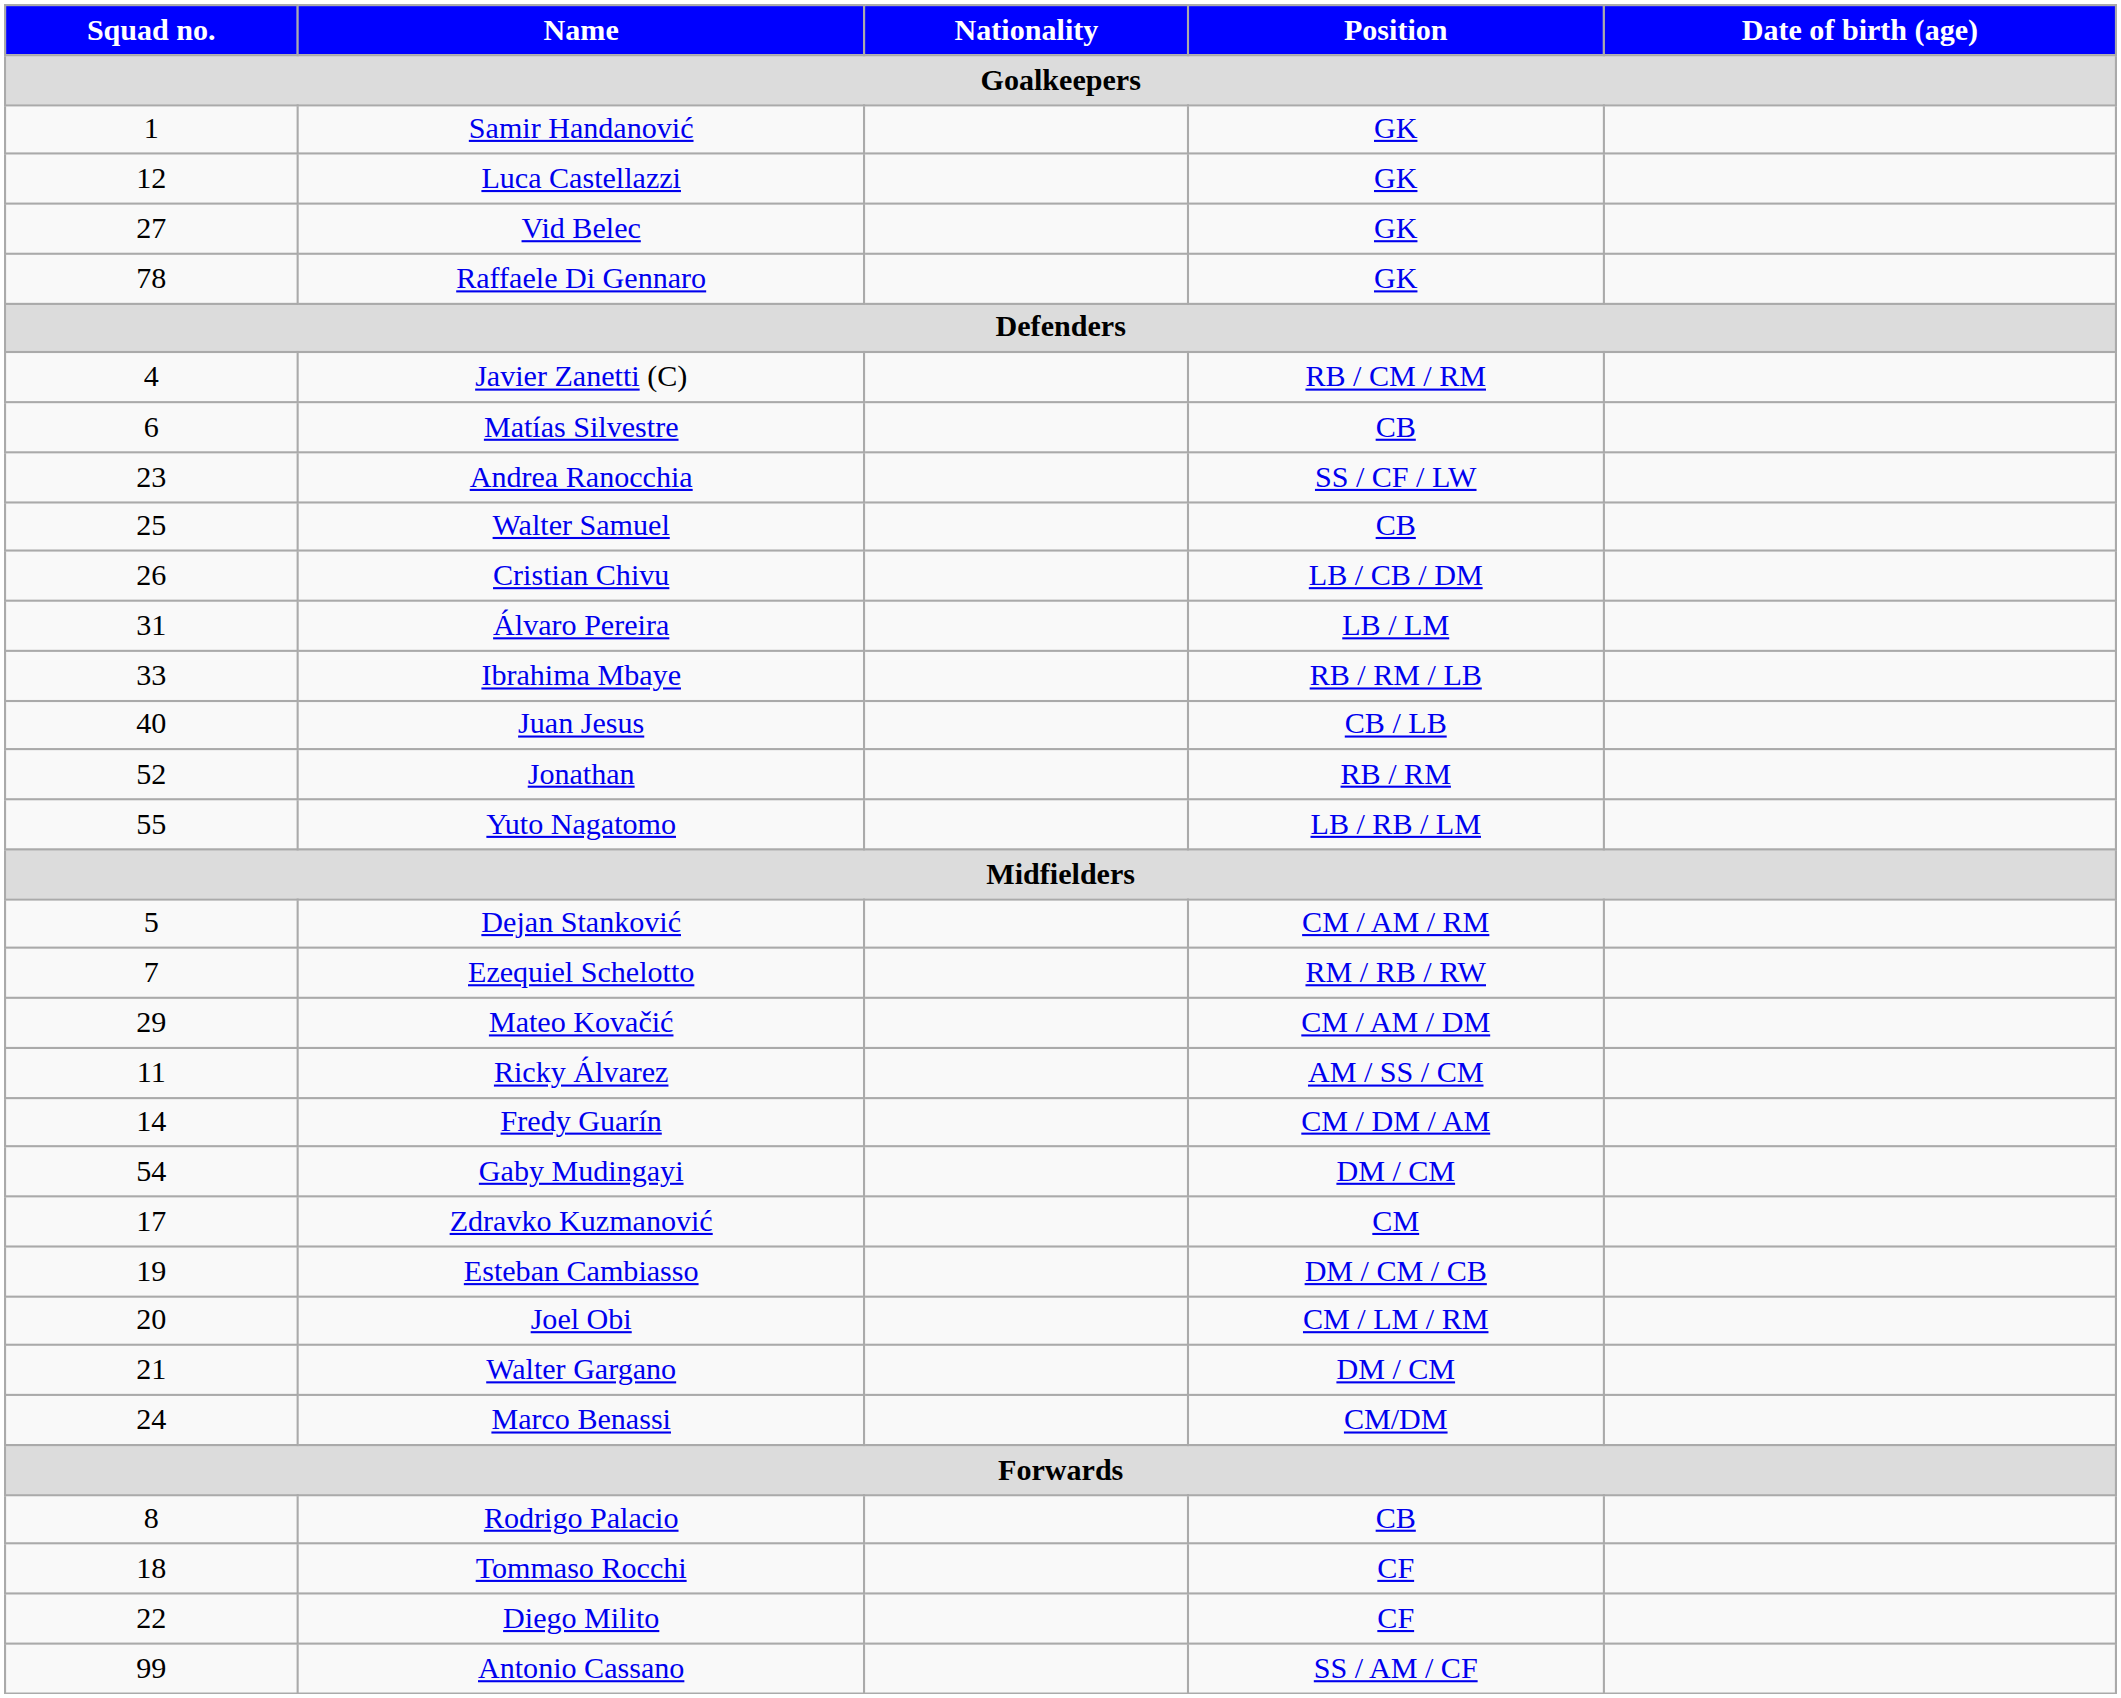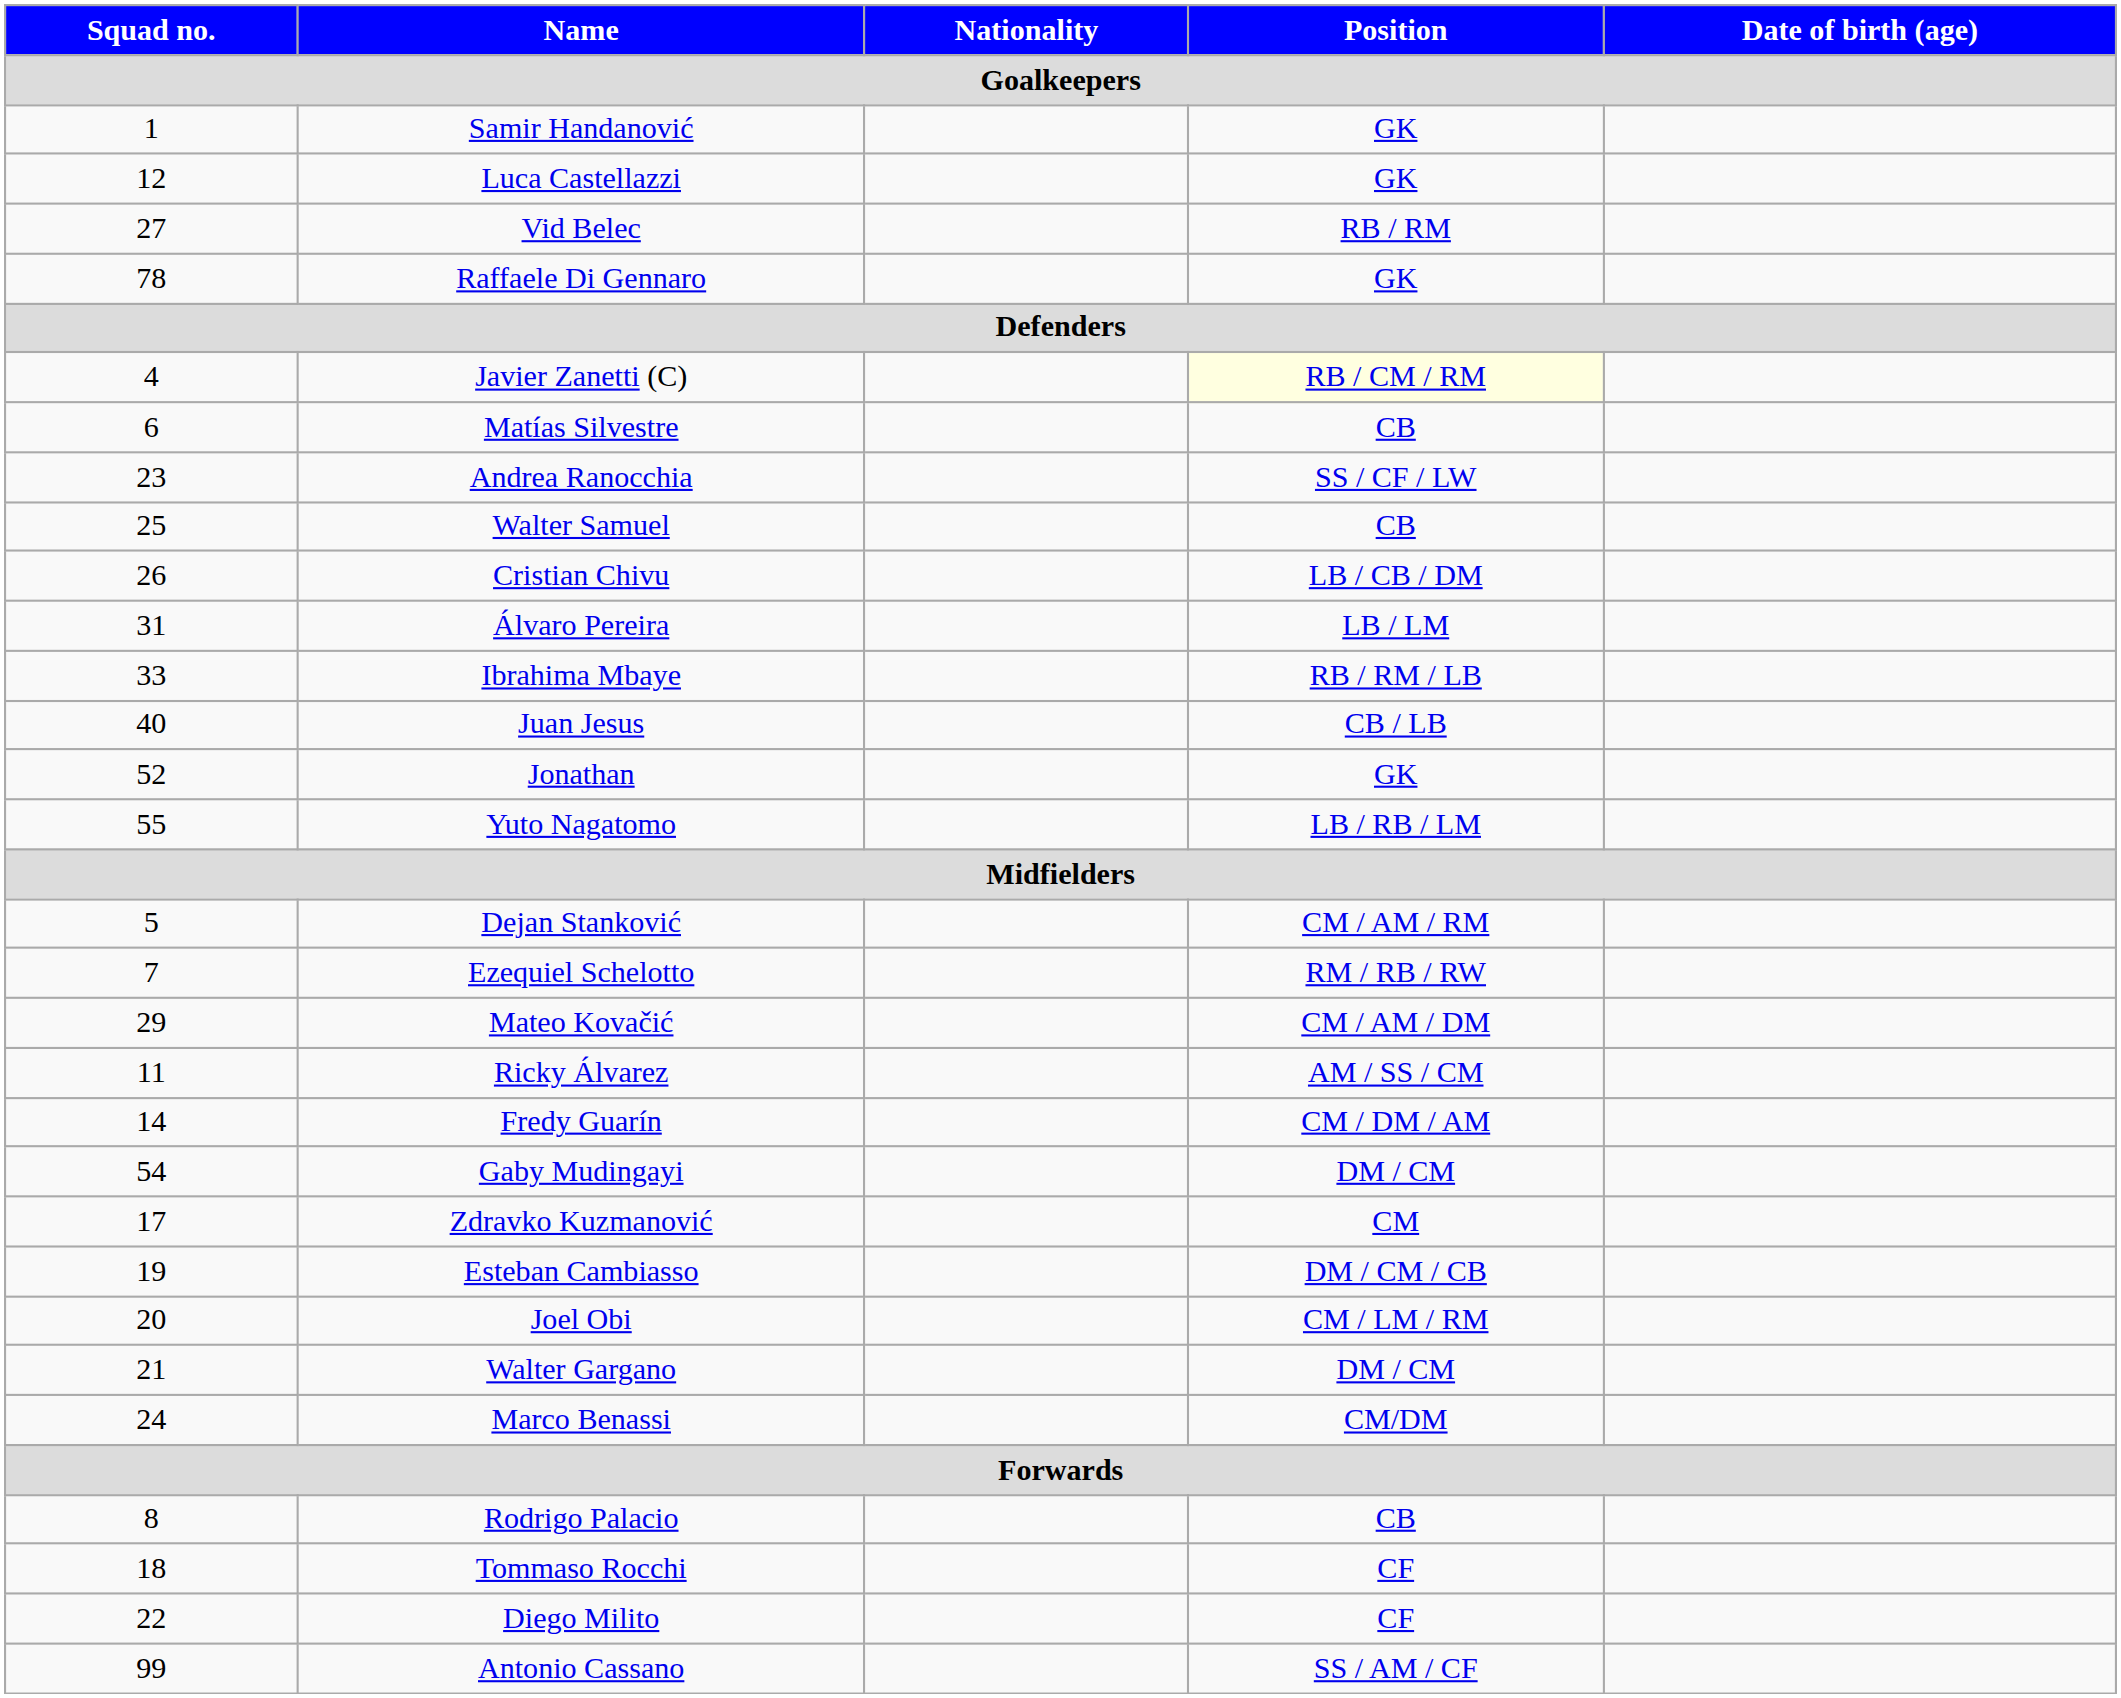(1396, 228) GK -> (1396, 228) RB / RM
(1396, 377) no background -> (1396, 377) lightyellow background
(1396, 774) RB / RM -> (1396, 774) GK
